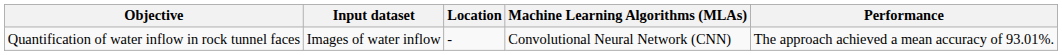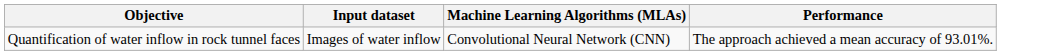- column: (475, 15)
